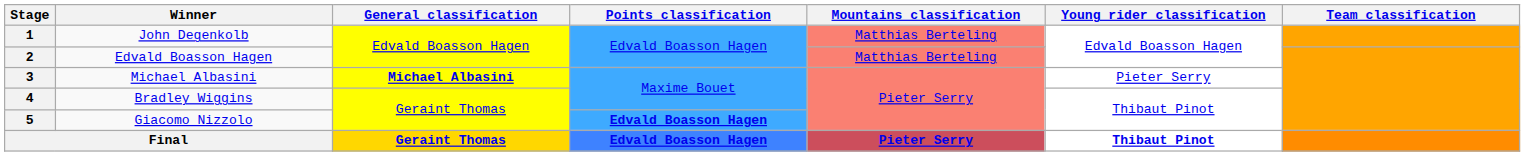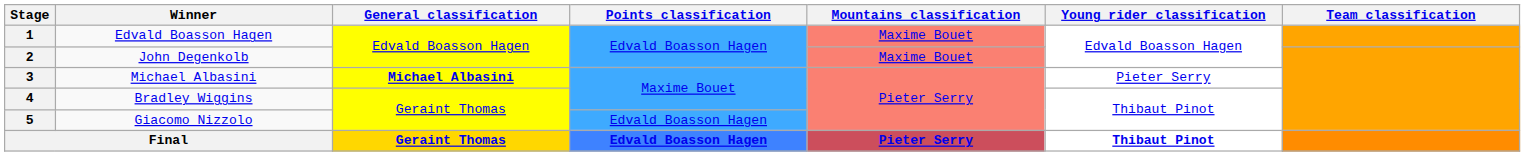(194, 36) John Degenkolb -> (194, 36) Edvald Boasson Hagen
(926, 36) Matthias Berteling -> (926, 36) Maxime Bouet
(194, 57) Edvald Boasson Hagen -> (194, 57) John Degenkolb
(926, 57) Matthias Berteling -> (926, 57) Maxime Bouet
(688, 120) bold -> (688, 120) normal
